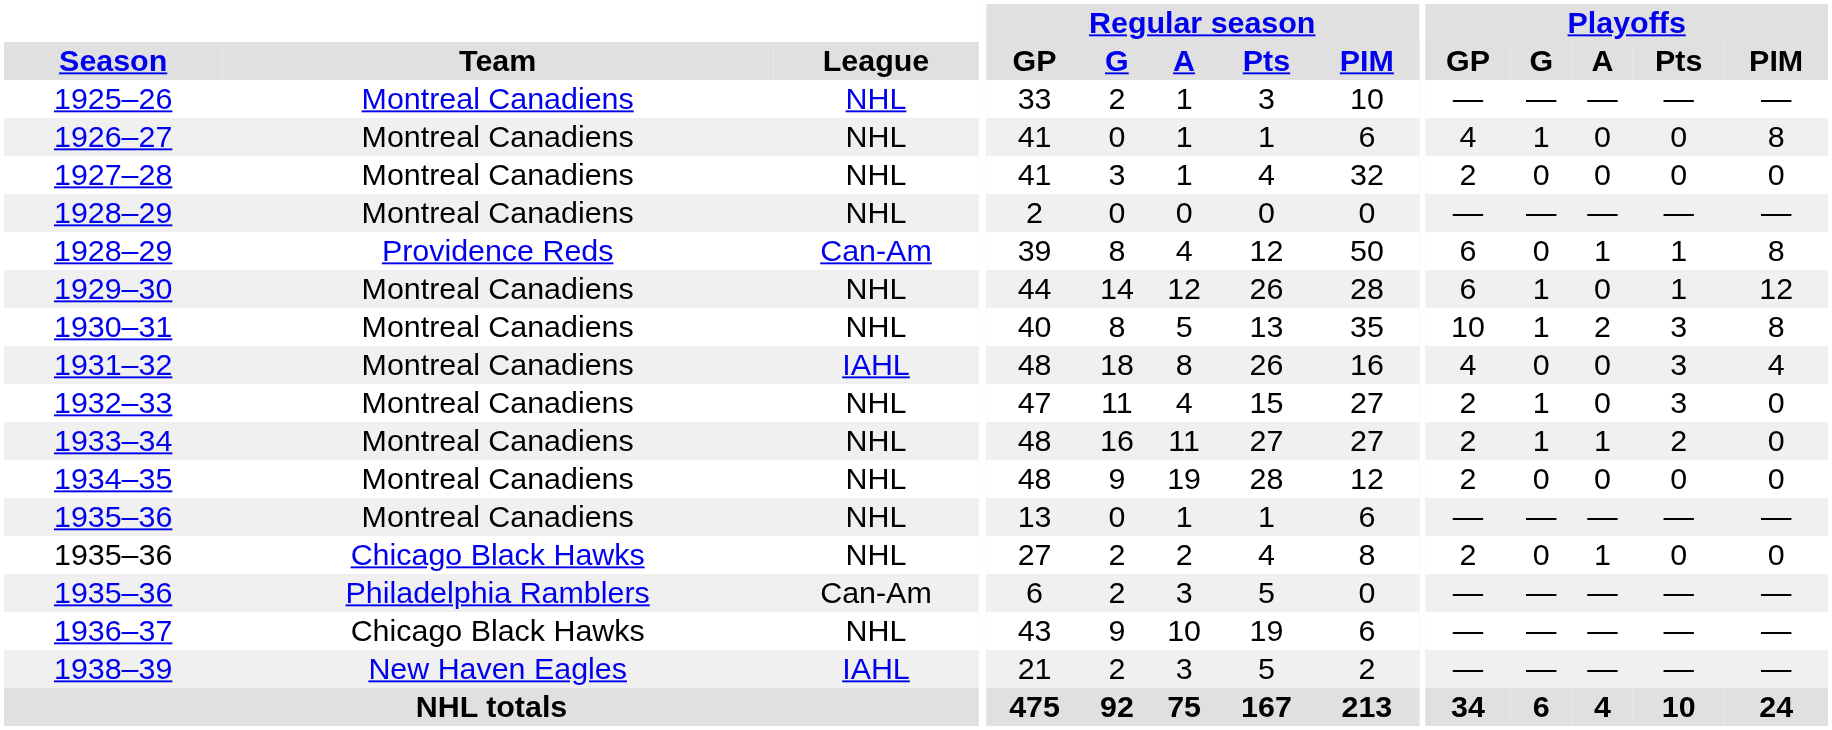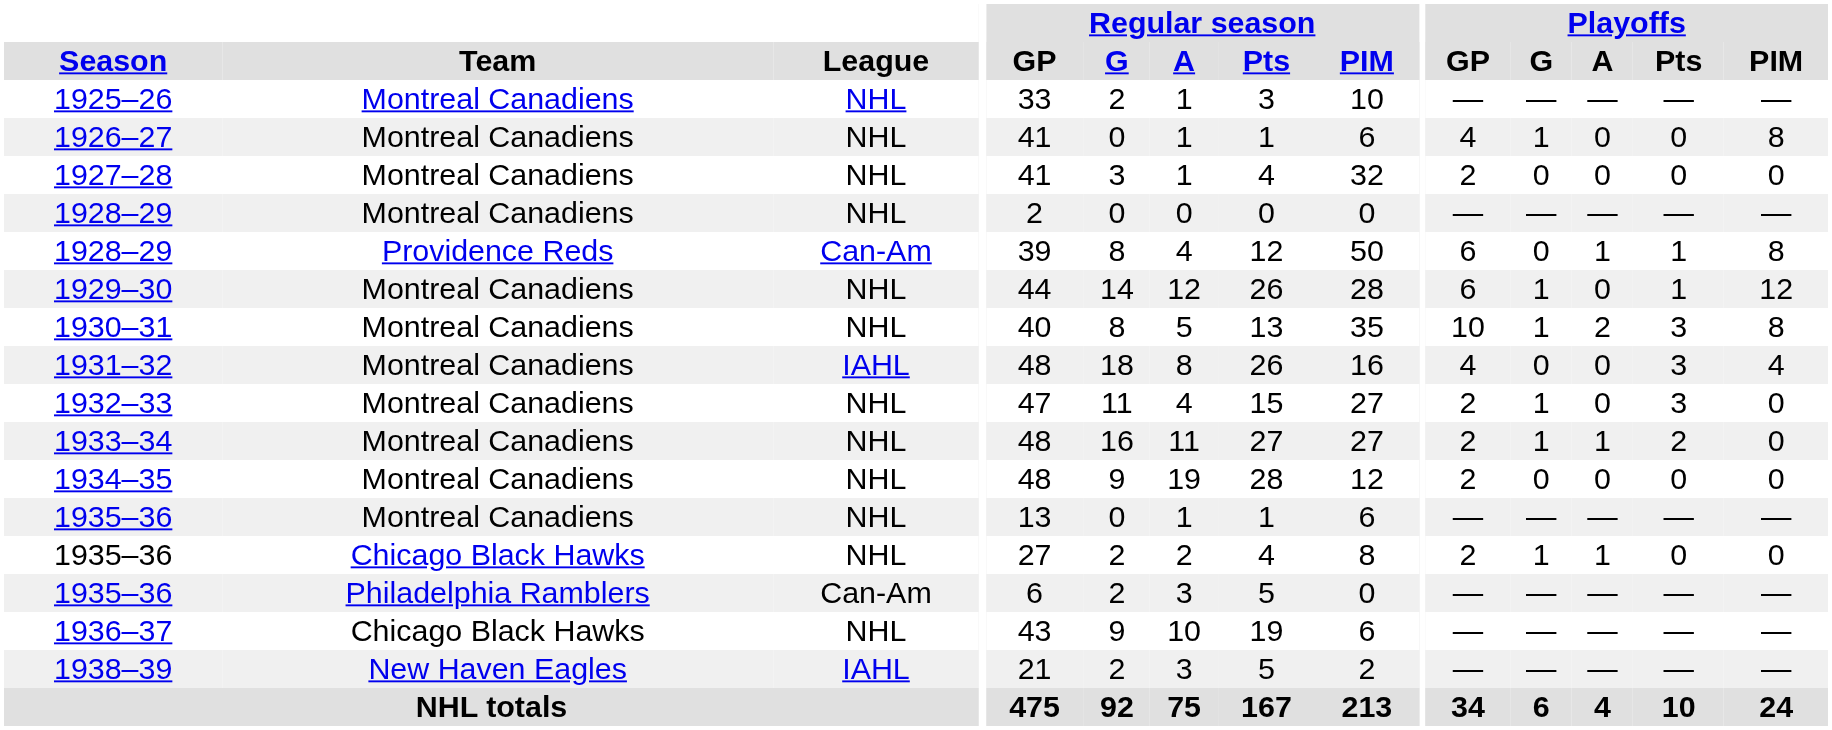(1541, 554) 0 -> (1541, 554) 1
